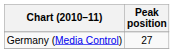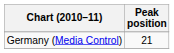(147, 40) 27 -> (147, 40) 21
